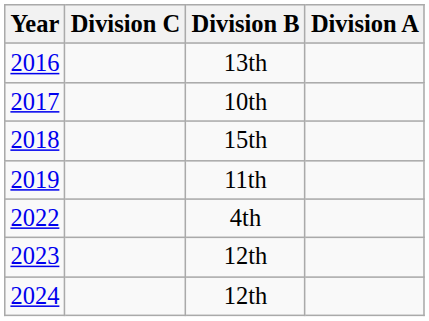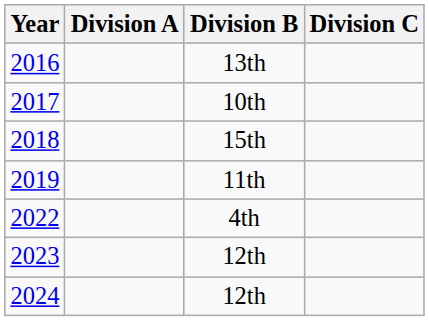columns swapped: (365, 23) <-> (125, 23)
